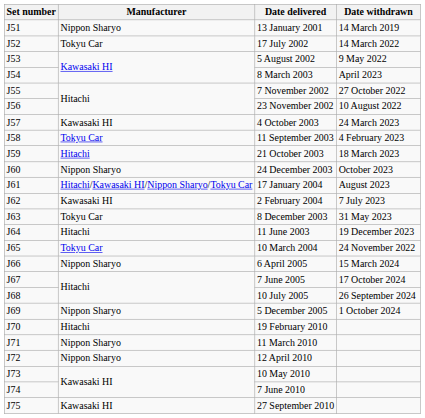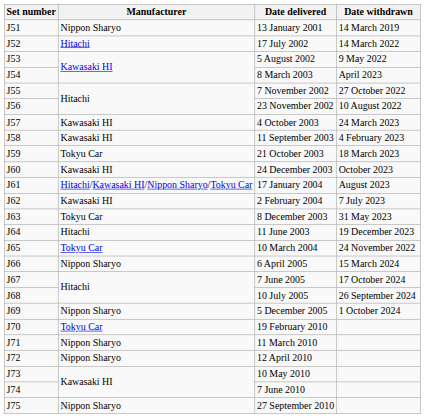(82, 43) Tokyu Car -> (75, 43) Hitachi
(82, 138) Tokyu Car -> (87, 138) Kawasaki HI
(75, 153) Hitachi -> (82, 153) Tokyu Car
(91, 169) Nippon Sharyo -> (87, 169) Kawasaki HI
(75, 327) Hitachi -> (82, 327) Tokyu Car
(87, 405) Kawasaki HI -> (91, 405) Nippon Sharyo
